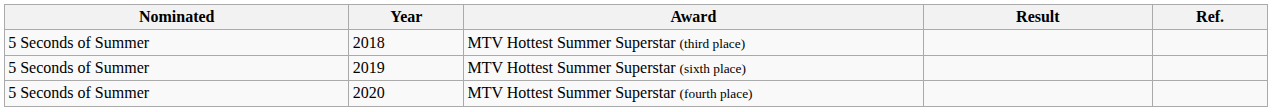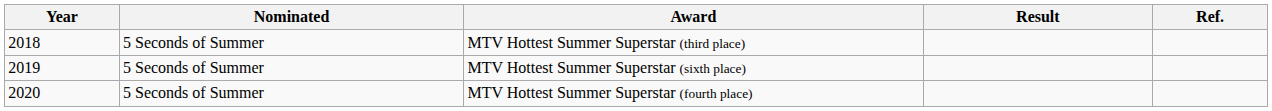columns swapped: (406, 17) <-> (177, 17)
